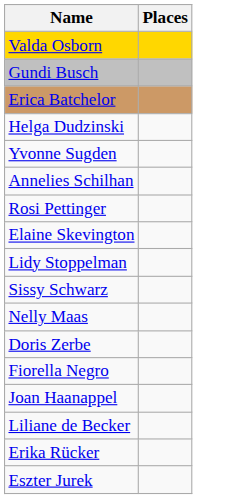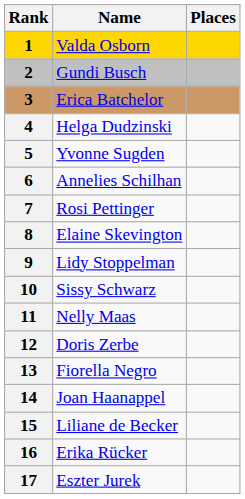+ column: (28, 18)
